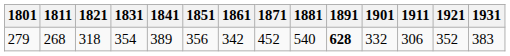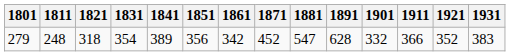(55, 39) 268 -> (55, 39) 248
(305, 39) 540 -> (305, 39) 547
(340, 39) bold -> (340, 39) normal
(412, 39) 306 -> (412, 39) 366
